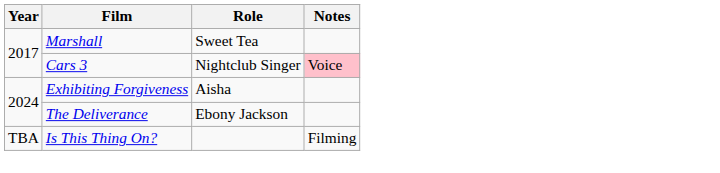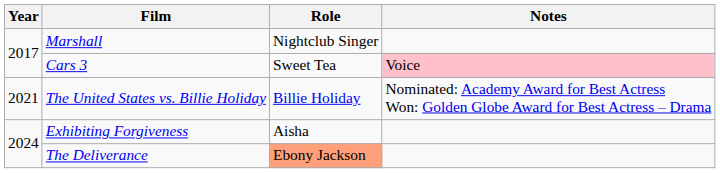(227, 41) Sweet Tea -> (326, 41) Nightclub Singer
(248, 65) Nightclub Singer -> (305, 65) Sweet Tea
+ row: (156, 98)
(242, 114) no background -> (319, 155) lightsalmon background
- row: (102, 138)
